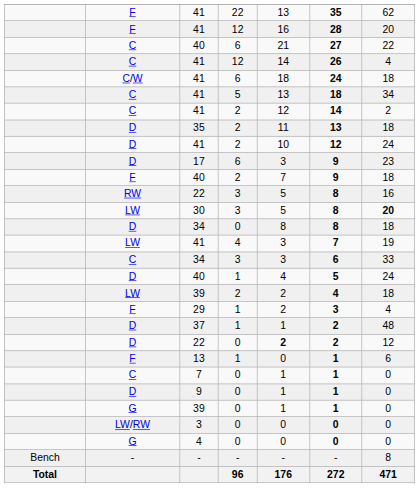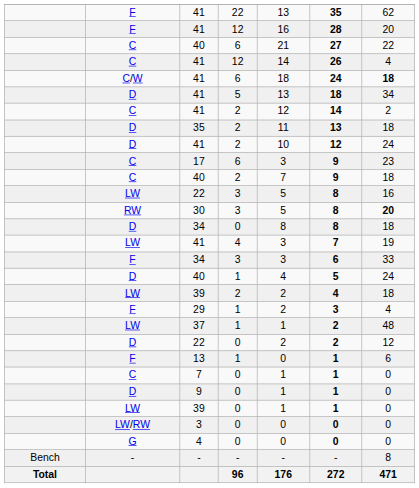(388, 78) normal -> (388, 78) bold
(133, 95) C -> (133, 95) D
(133, 161) D -> (133, 161) C
(133, 177) F -> (133, 177) C
(133, 194) RW -> (133, 194) LW
(133, 210) LW -> (133, 210) RW
(133, 260) C -> (133, 260) F
(133, 326) D -> (133, 326) LW
(283, 342) bold -> (283, 342) normal
(133, 408) G -> (133, 408) LW
